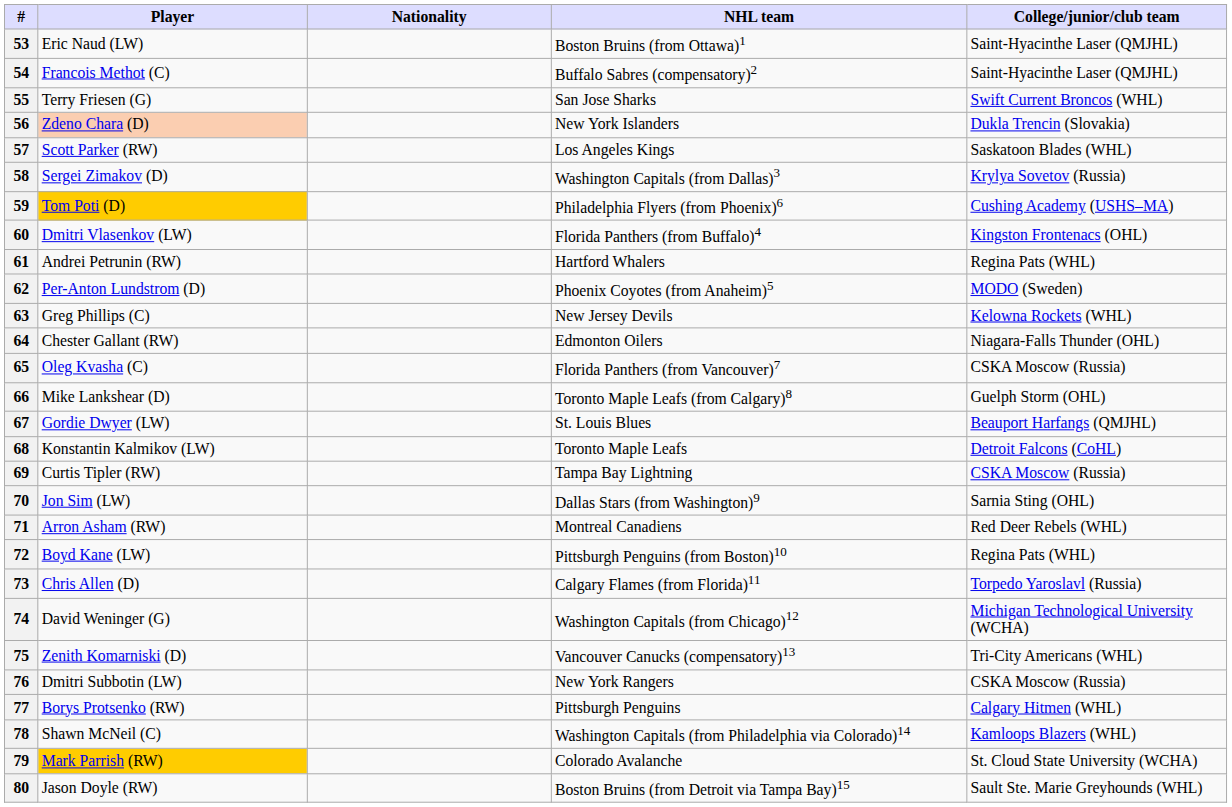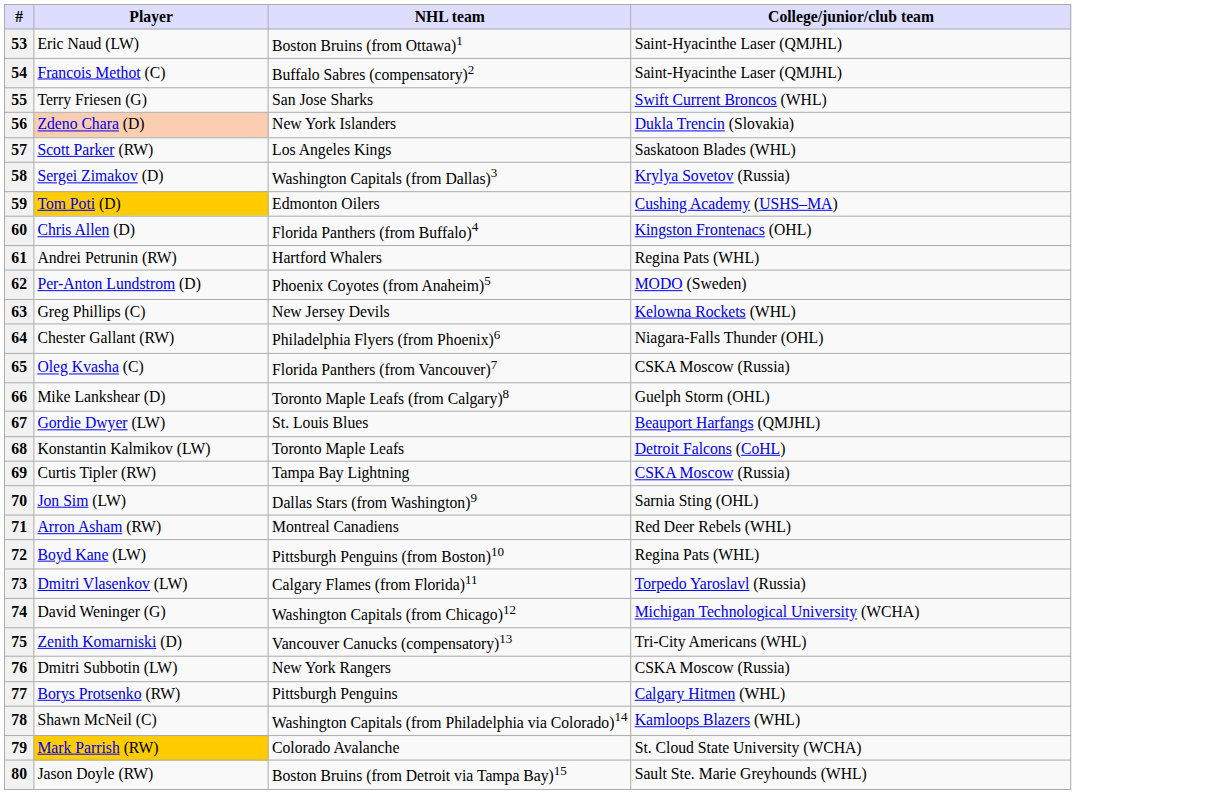- column: (429, 16)
(669, 205) Philadelphia Flyers (from Phoenix)6 -> (326, 203) Edmonton Oilers
(117, 234) Dmitri Vlasenkov (LW) -> (86, 230) Chris Allen (D)
(609, 340) Edmonton Oilers -> (386, 338) Philadelphia Flyers (from Phoenix)6
(90, 583) Chris Allen (D) -> (112, 583) Dmitri Vlasenkov (LW)
